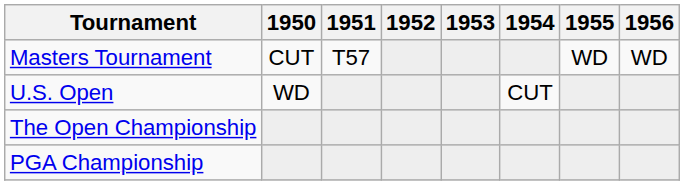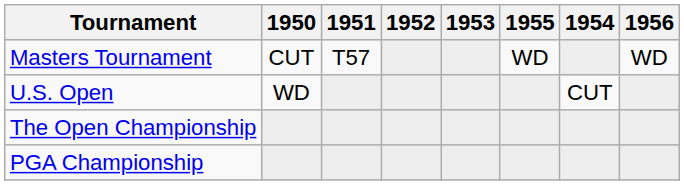columns swapped: (530, 22) <-> (590, 22)
